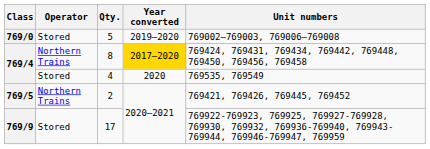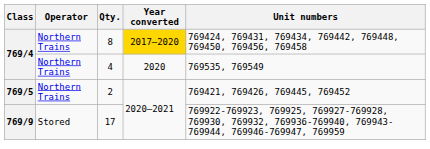- row: (110, 37)
(54, 76) Stored -> (59, 67) Northern Trains
